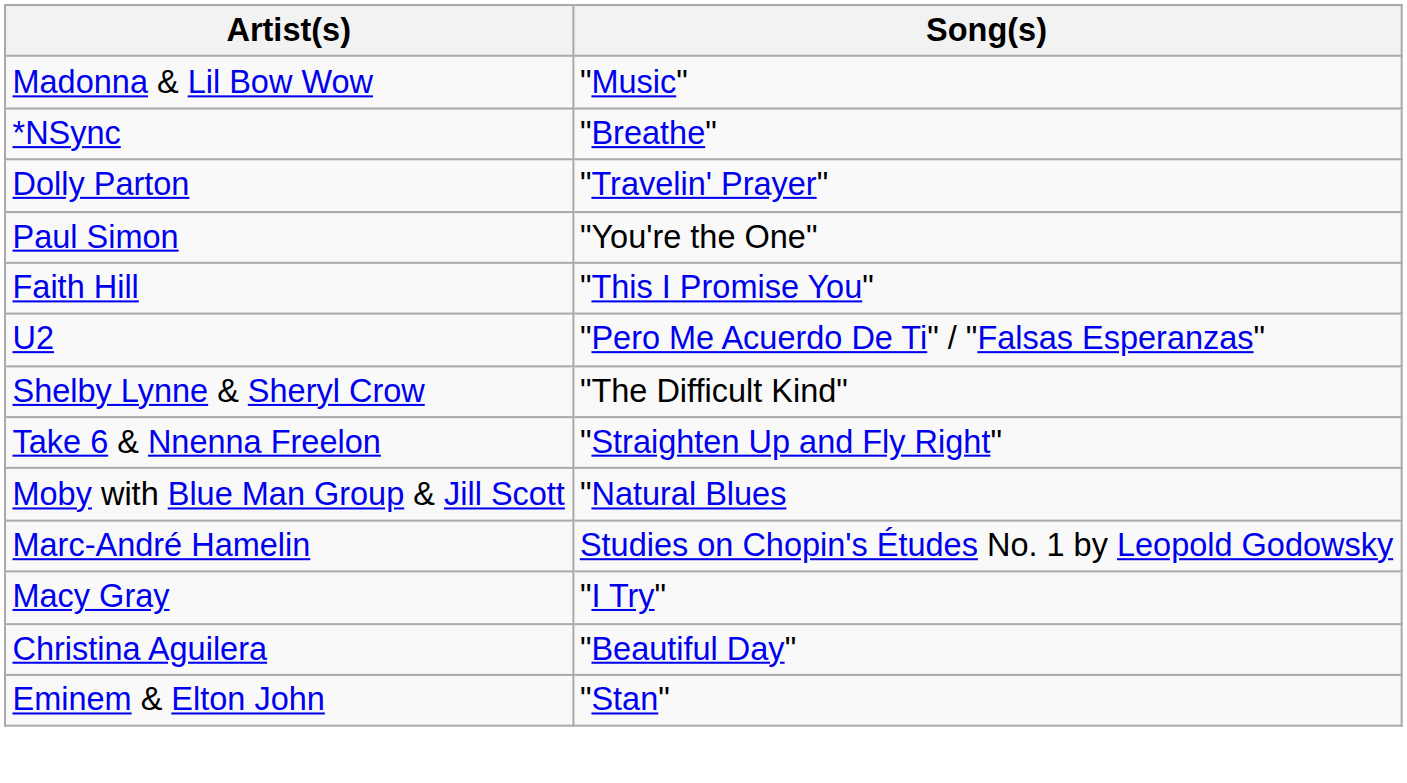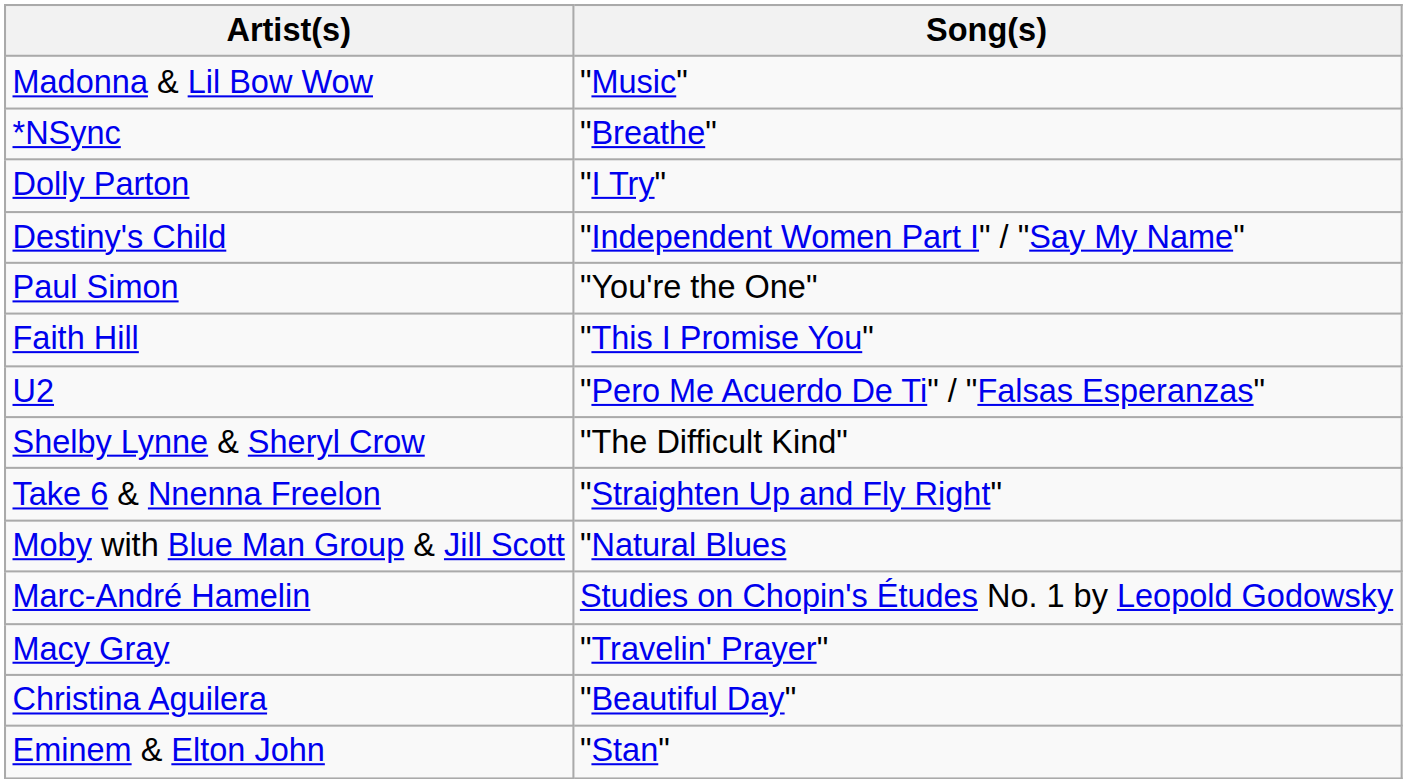(704, 184) "Travelin' Prayer" -> (623, 184) "I Try"
+ row: (119, 236)
(623, 596) "I Try" -> (704, 648) "Travelin' Prayer"
